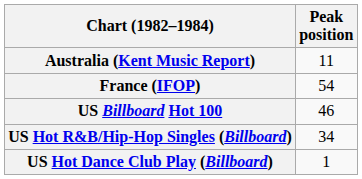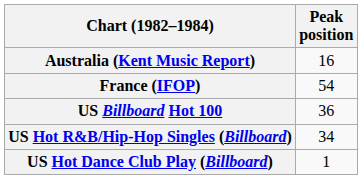(326, 60) 11 -> (326, 60) 16
(326, 111) 46 -> (326, 111) 36
